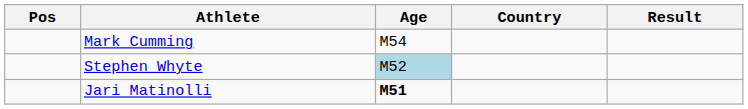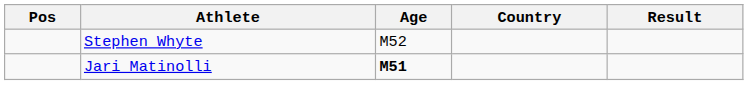- row: (139, 42)
(393, 67) lightblue background -> (393, 42) no background
